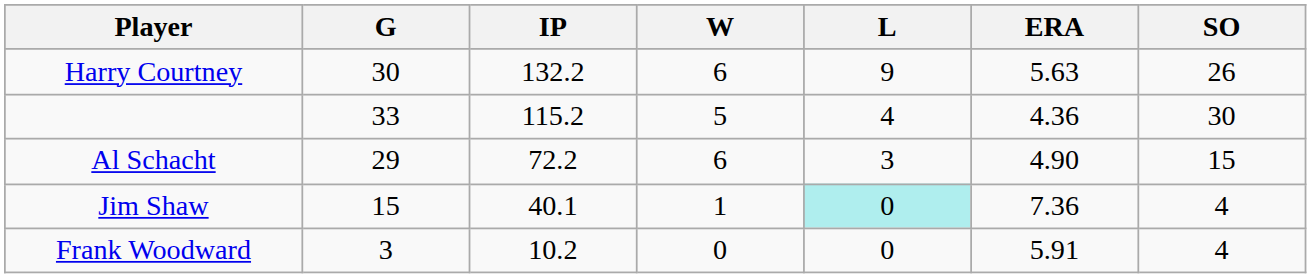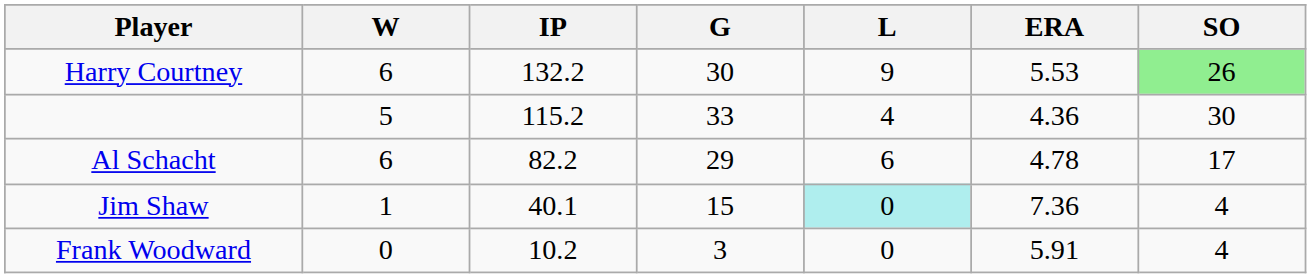columns swapped: (386, 26) <-> (720, 26)
(1054, 71) 5.63 -> (1054, 71) 5.53
(1222, 71) no background -> (1222, 71) lightgreen background
(553, 160) 72.2 -> (553, 160) 82.2
(887, 160) 3 -> (887, 160) 6
(1054, 160) 4.90 -> (1054, 160) 4.78
(1222, 160) 15 -> (1222, 160) 17
